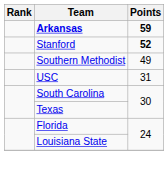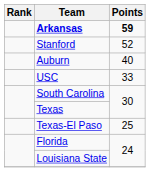(146, 45) bold -> (127, 45) normal
- row: (81, 61)
+ row: (53, 61)
(146, 77) 31 -> (127, 77) 33
+ row: (69, 126)
